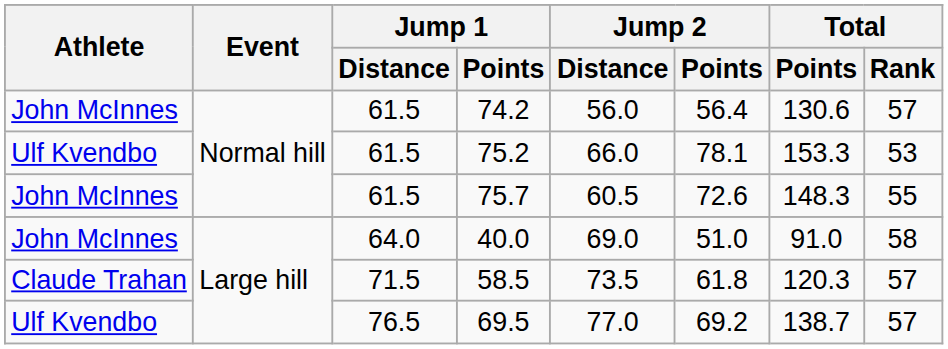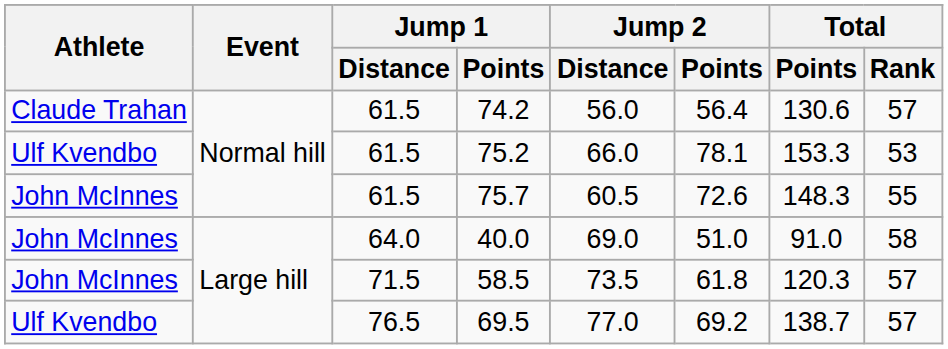(95, 111) John McInnes -> (99, 111) Claude Trahan
(99, 280) Claude Trahan -> (95, 280) John McInnes
